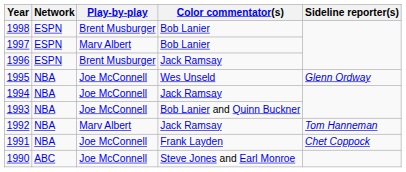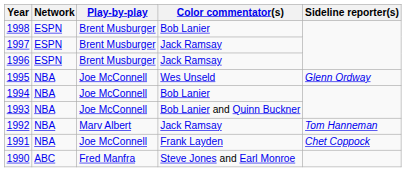(105, 45) Marv Albert -> (117, 45) Brent Musburger
(185, 45) Bob Lanier -> (191, 45) Jack Ramsay
(191, 93) Jack Ramsay -> (185, 93) Bob Lanier
(113, 158) Joe McConnell -> (107, 158) Fred Manfra
